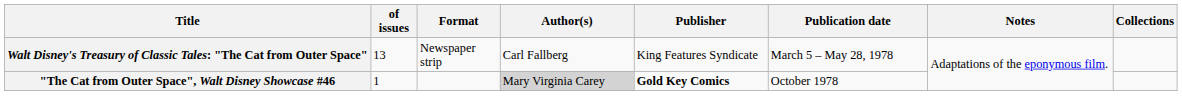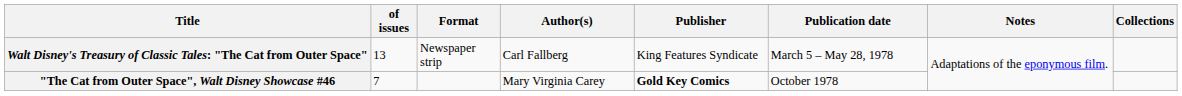(376, 81) 1 -> (376, 81) 7
(554, 81) lightgrey background -> (554, 81) no background
